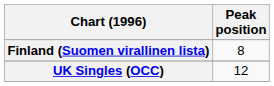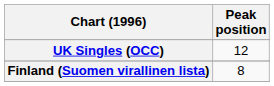rows swapped: (108, 50) <-> (108, 71)
